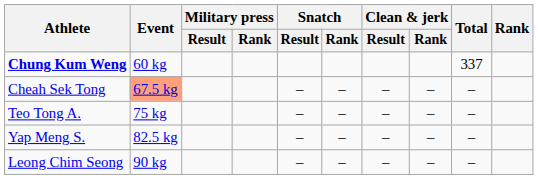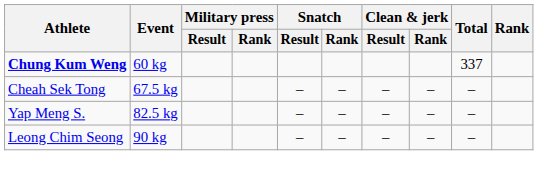(156, 89) lightsalmon background -> (156, 89) no background
- row: (44, 113)
